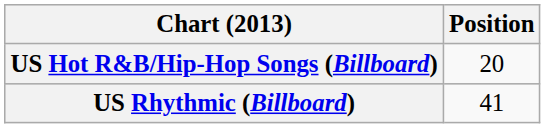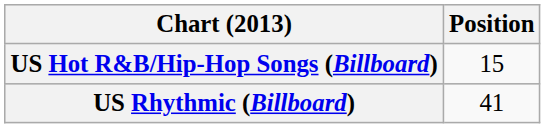(492, 63) 20 -> (492, 63) 15
